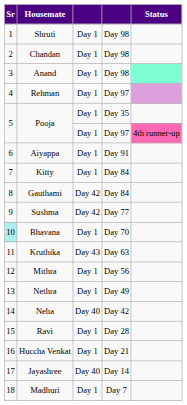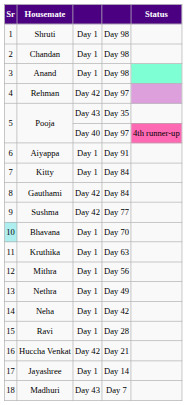(87, 93) Day 1 -> (87, 93) Day 42
(87, 113) Day 1 -> (87, 113) Day 43
(87, 133) Day 1 -> (87, 133) Day 40
(87, 251) Day 43 -> (87, 251) Day 1
(87, 311) Day 40 -> (87, 311) Day 1
(87, 351) Day 1 -> (87, 351) Day 42
(87, 370) Day 40 -> (87, 370) Day 1
(87, 390) Day 1 -> (87, 390) Day 43
